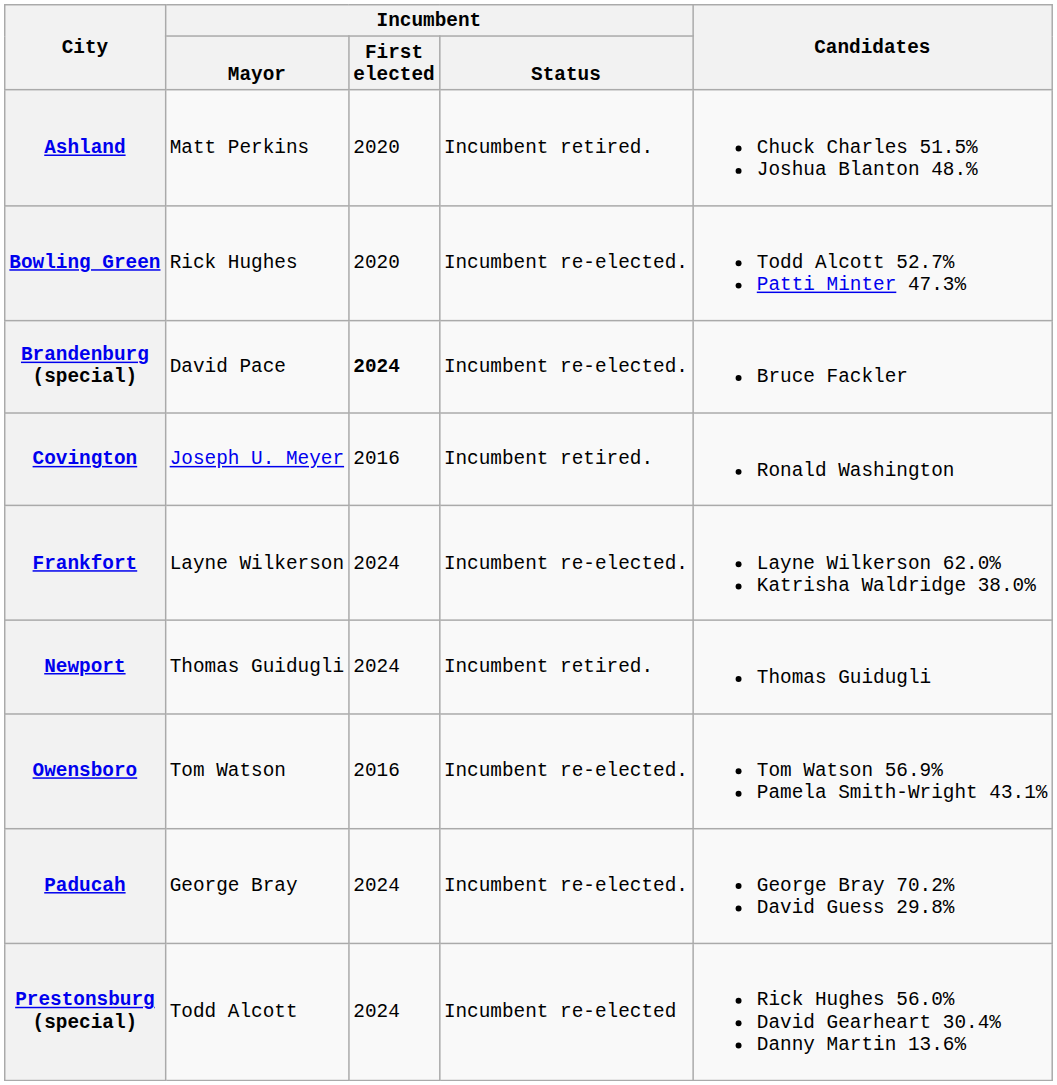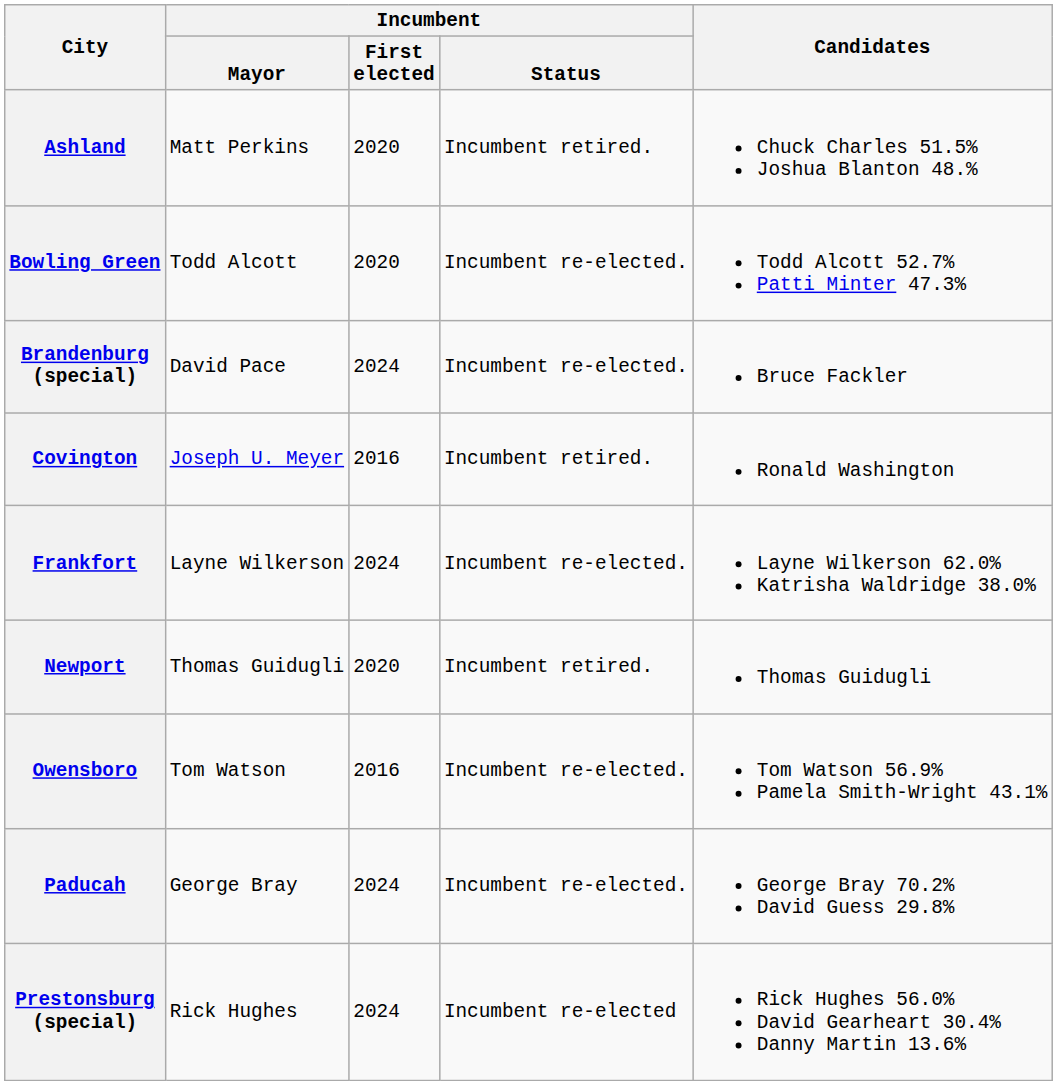(234, 263) Rick Hughes -> (234, 263) Todd Alcott
(377, 367) bold -> (377, 367) normal
(377, 667) 2024 -> (377, 667) 2020
(234, 1012) Todd Alcott -> (234, 1012) Rick Hughes
